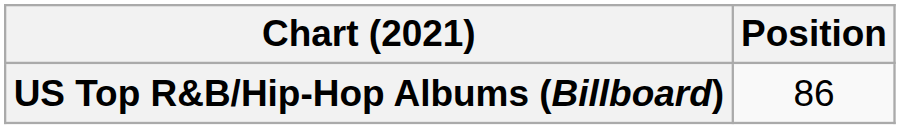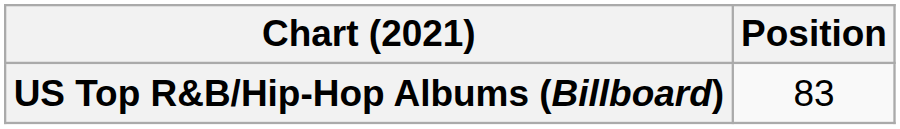(814, 92) 86 -> (814, 92) 83
